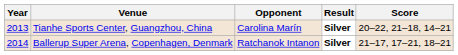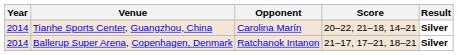columns swapped: (405, 12) <-> (339, 12)
(18, 28) 2013 -> (18, 28) 2014
